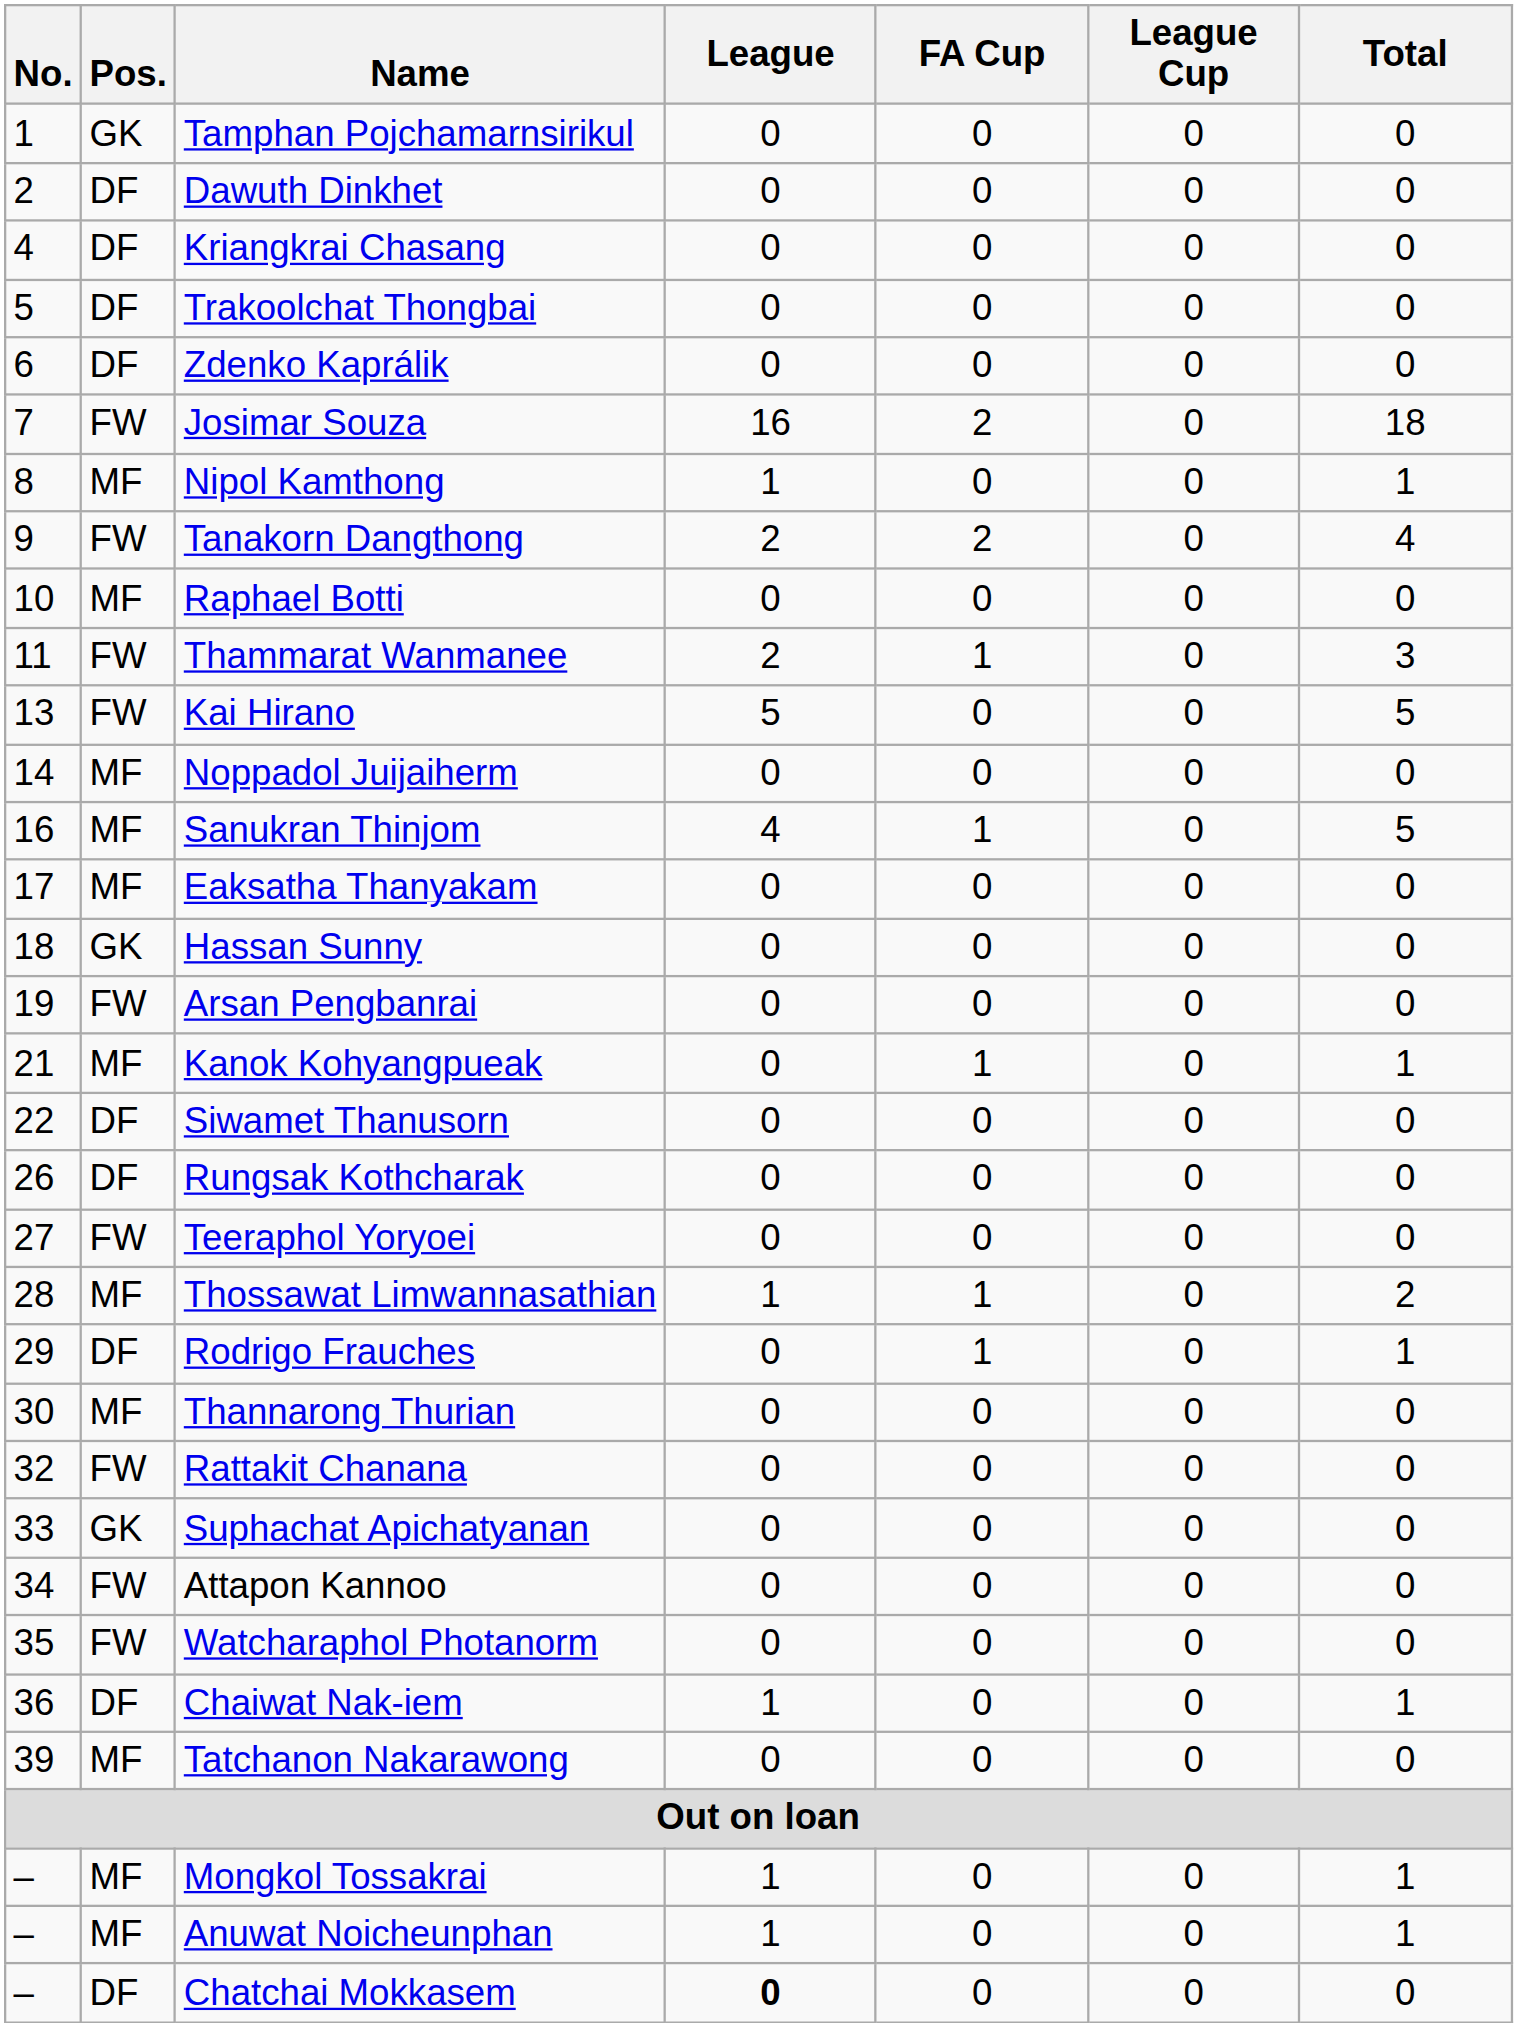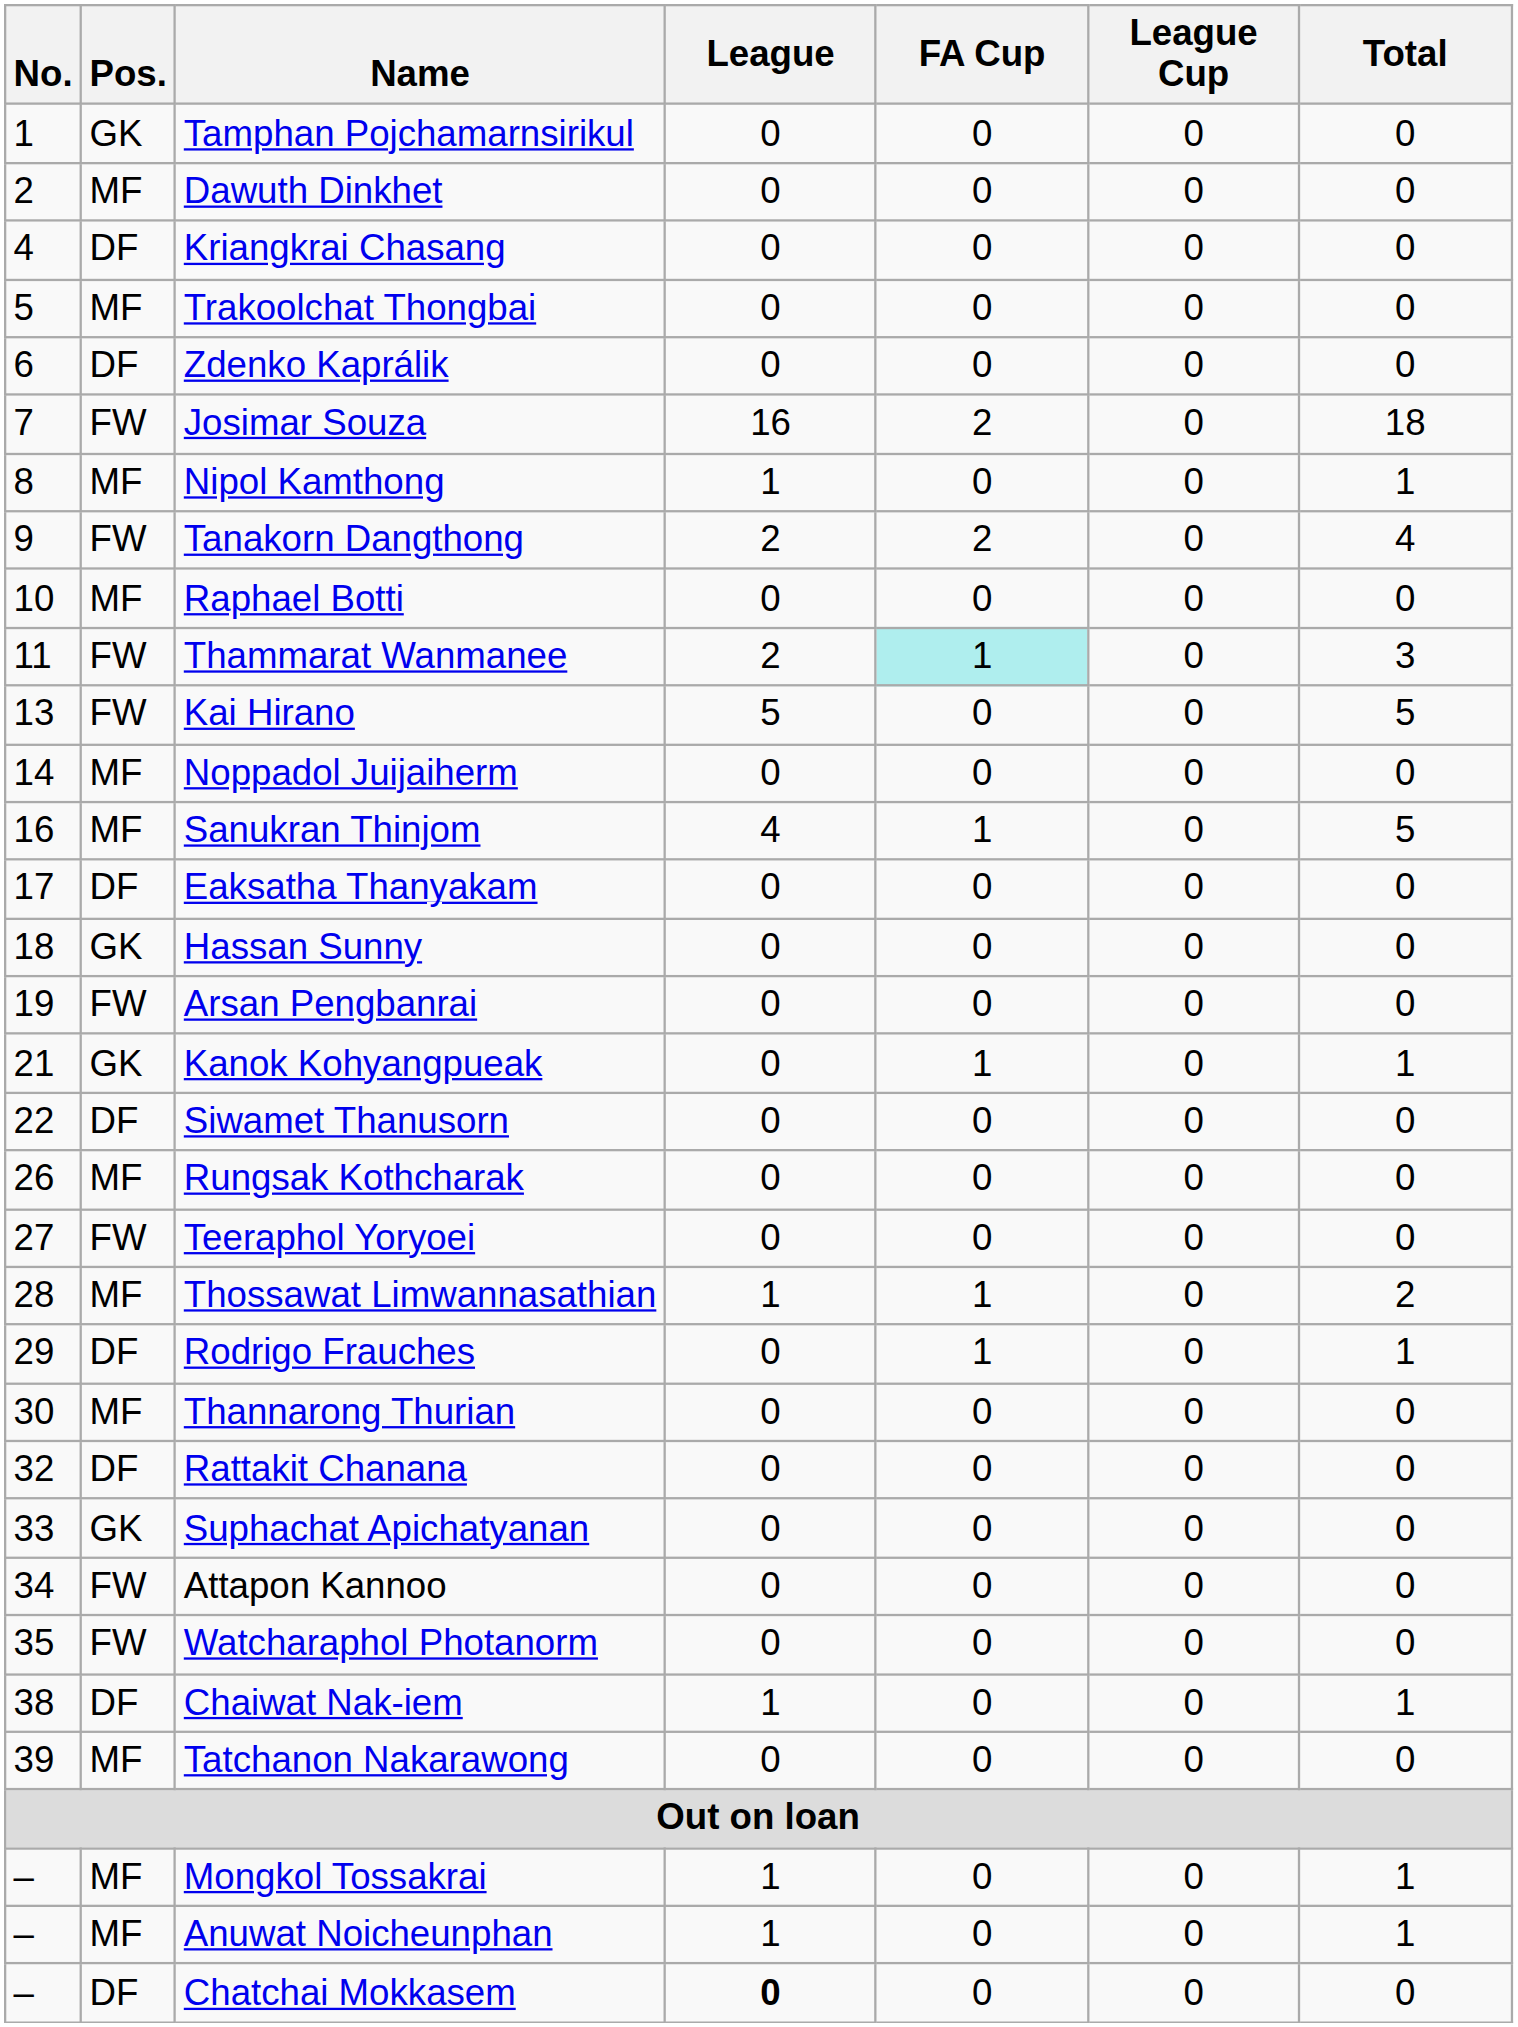(114, 190) DF -> (116, 190) MF
(114, 307) DF -> (116, 307) MF
(982, 655) no background -> (982, 655) paleturquoise background
(116, 888) MF -> (114, 888) DF
(116, 1062) MF -> (116, 1062) GK
(114, 1178) DF -> (116, 1178) MF
(118, 1469) FW -> (114, 1469) DF
(34, 1701) 36 -> (34, 1701) 38
